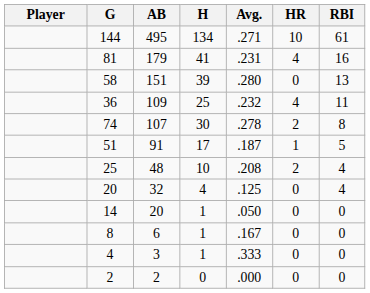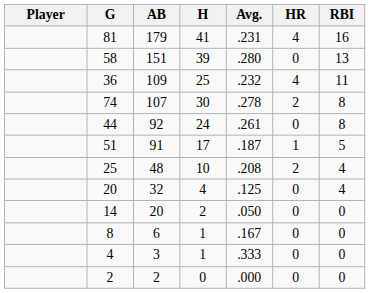- row: (110, 37)
+ row: (110, 124)
(203, 211) 1 -> (203, 211) 2
